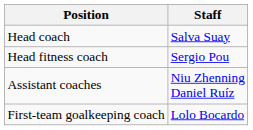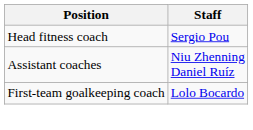- row: (39, 36)
